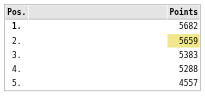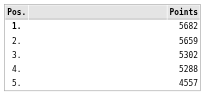(188, 41) khaki background -> (188, 41) no background
(188, 55) 5383 -> (188, 55) 5302
